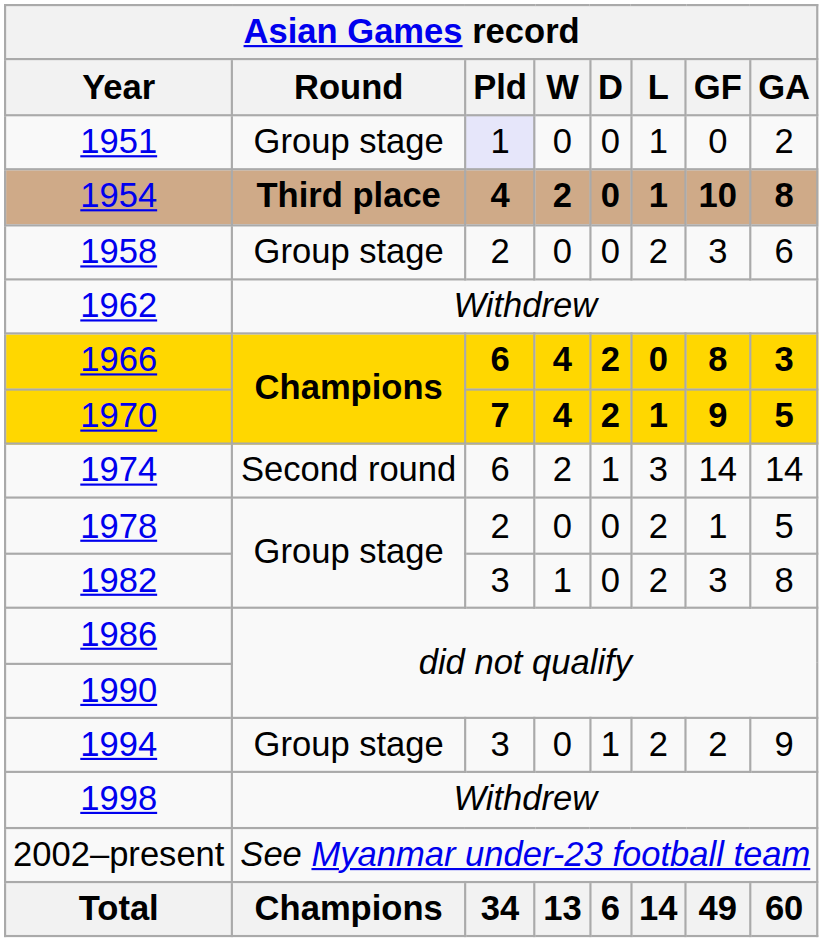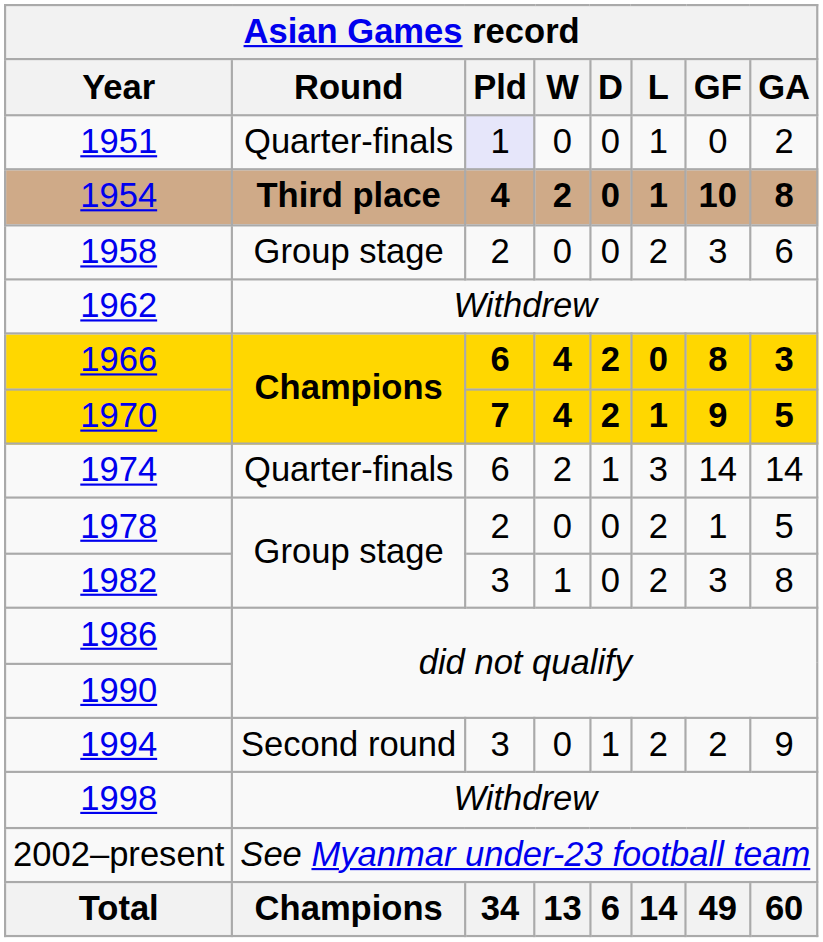(349, 141) Group stage -> (349, 141) Quarter-finals
(349, 470) Second round -> (349, 470) Quarter-finals
(349, 744) Group stage -> (349, 744) Second round
